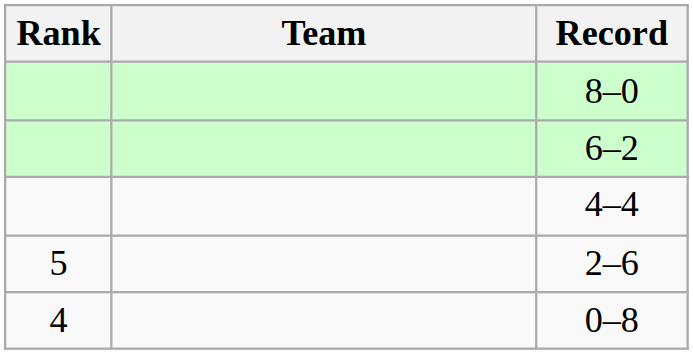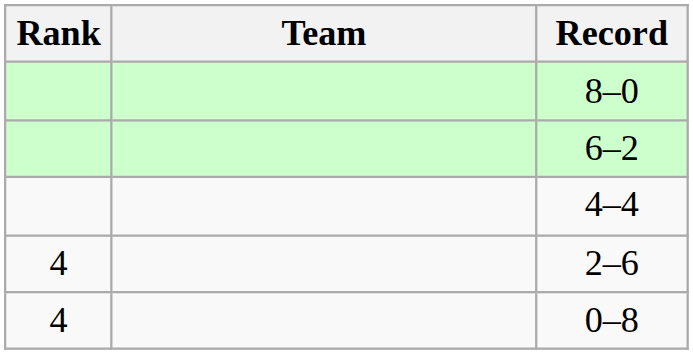(59, 262) 5 -> (59, 262) 4
